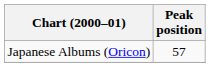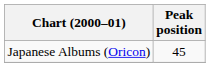(179, 51) 57 -> (179, 51) 45
